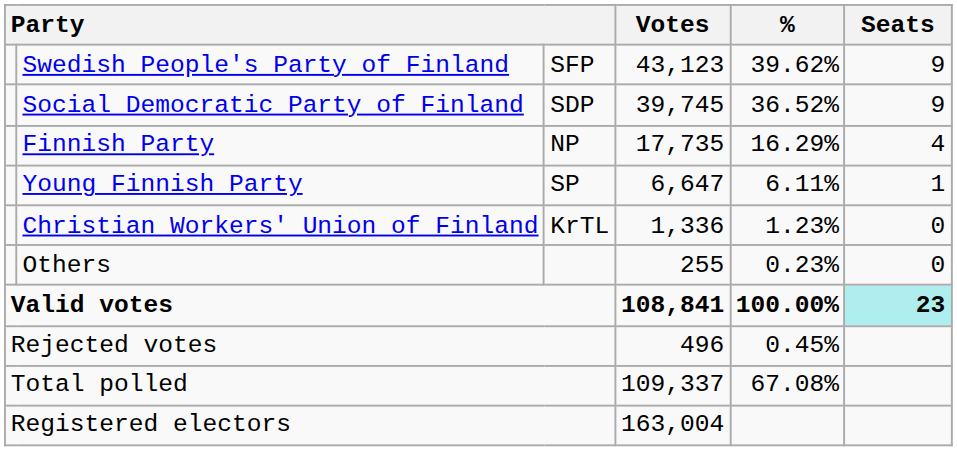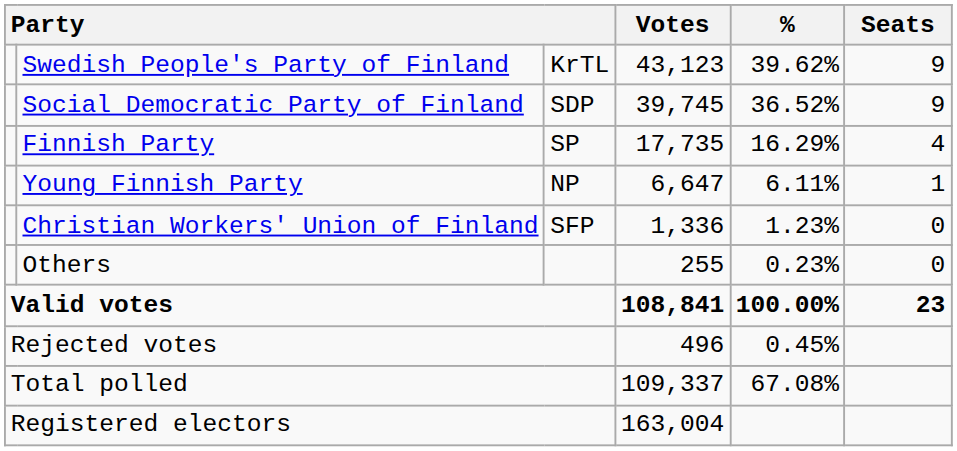(572, 65) SFP -> (580, 65) KrTL
(565, 145) NP -> (565, 145) SP
(565, 185) SP -> (565, 185) NP
(580, 225) KrTL -> (572, 225) SFP
(930, 305) paleturquoise background -> (930, 305) no background
